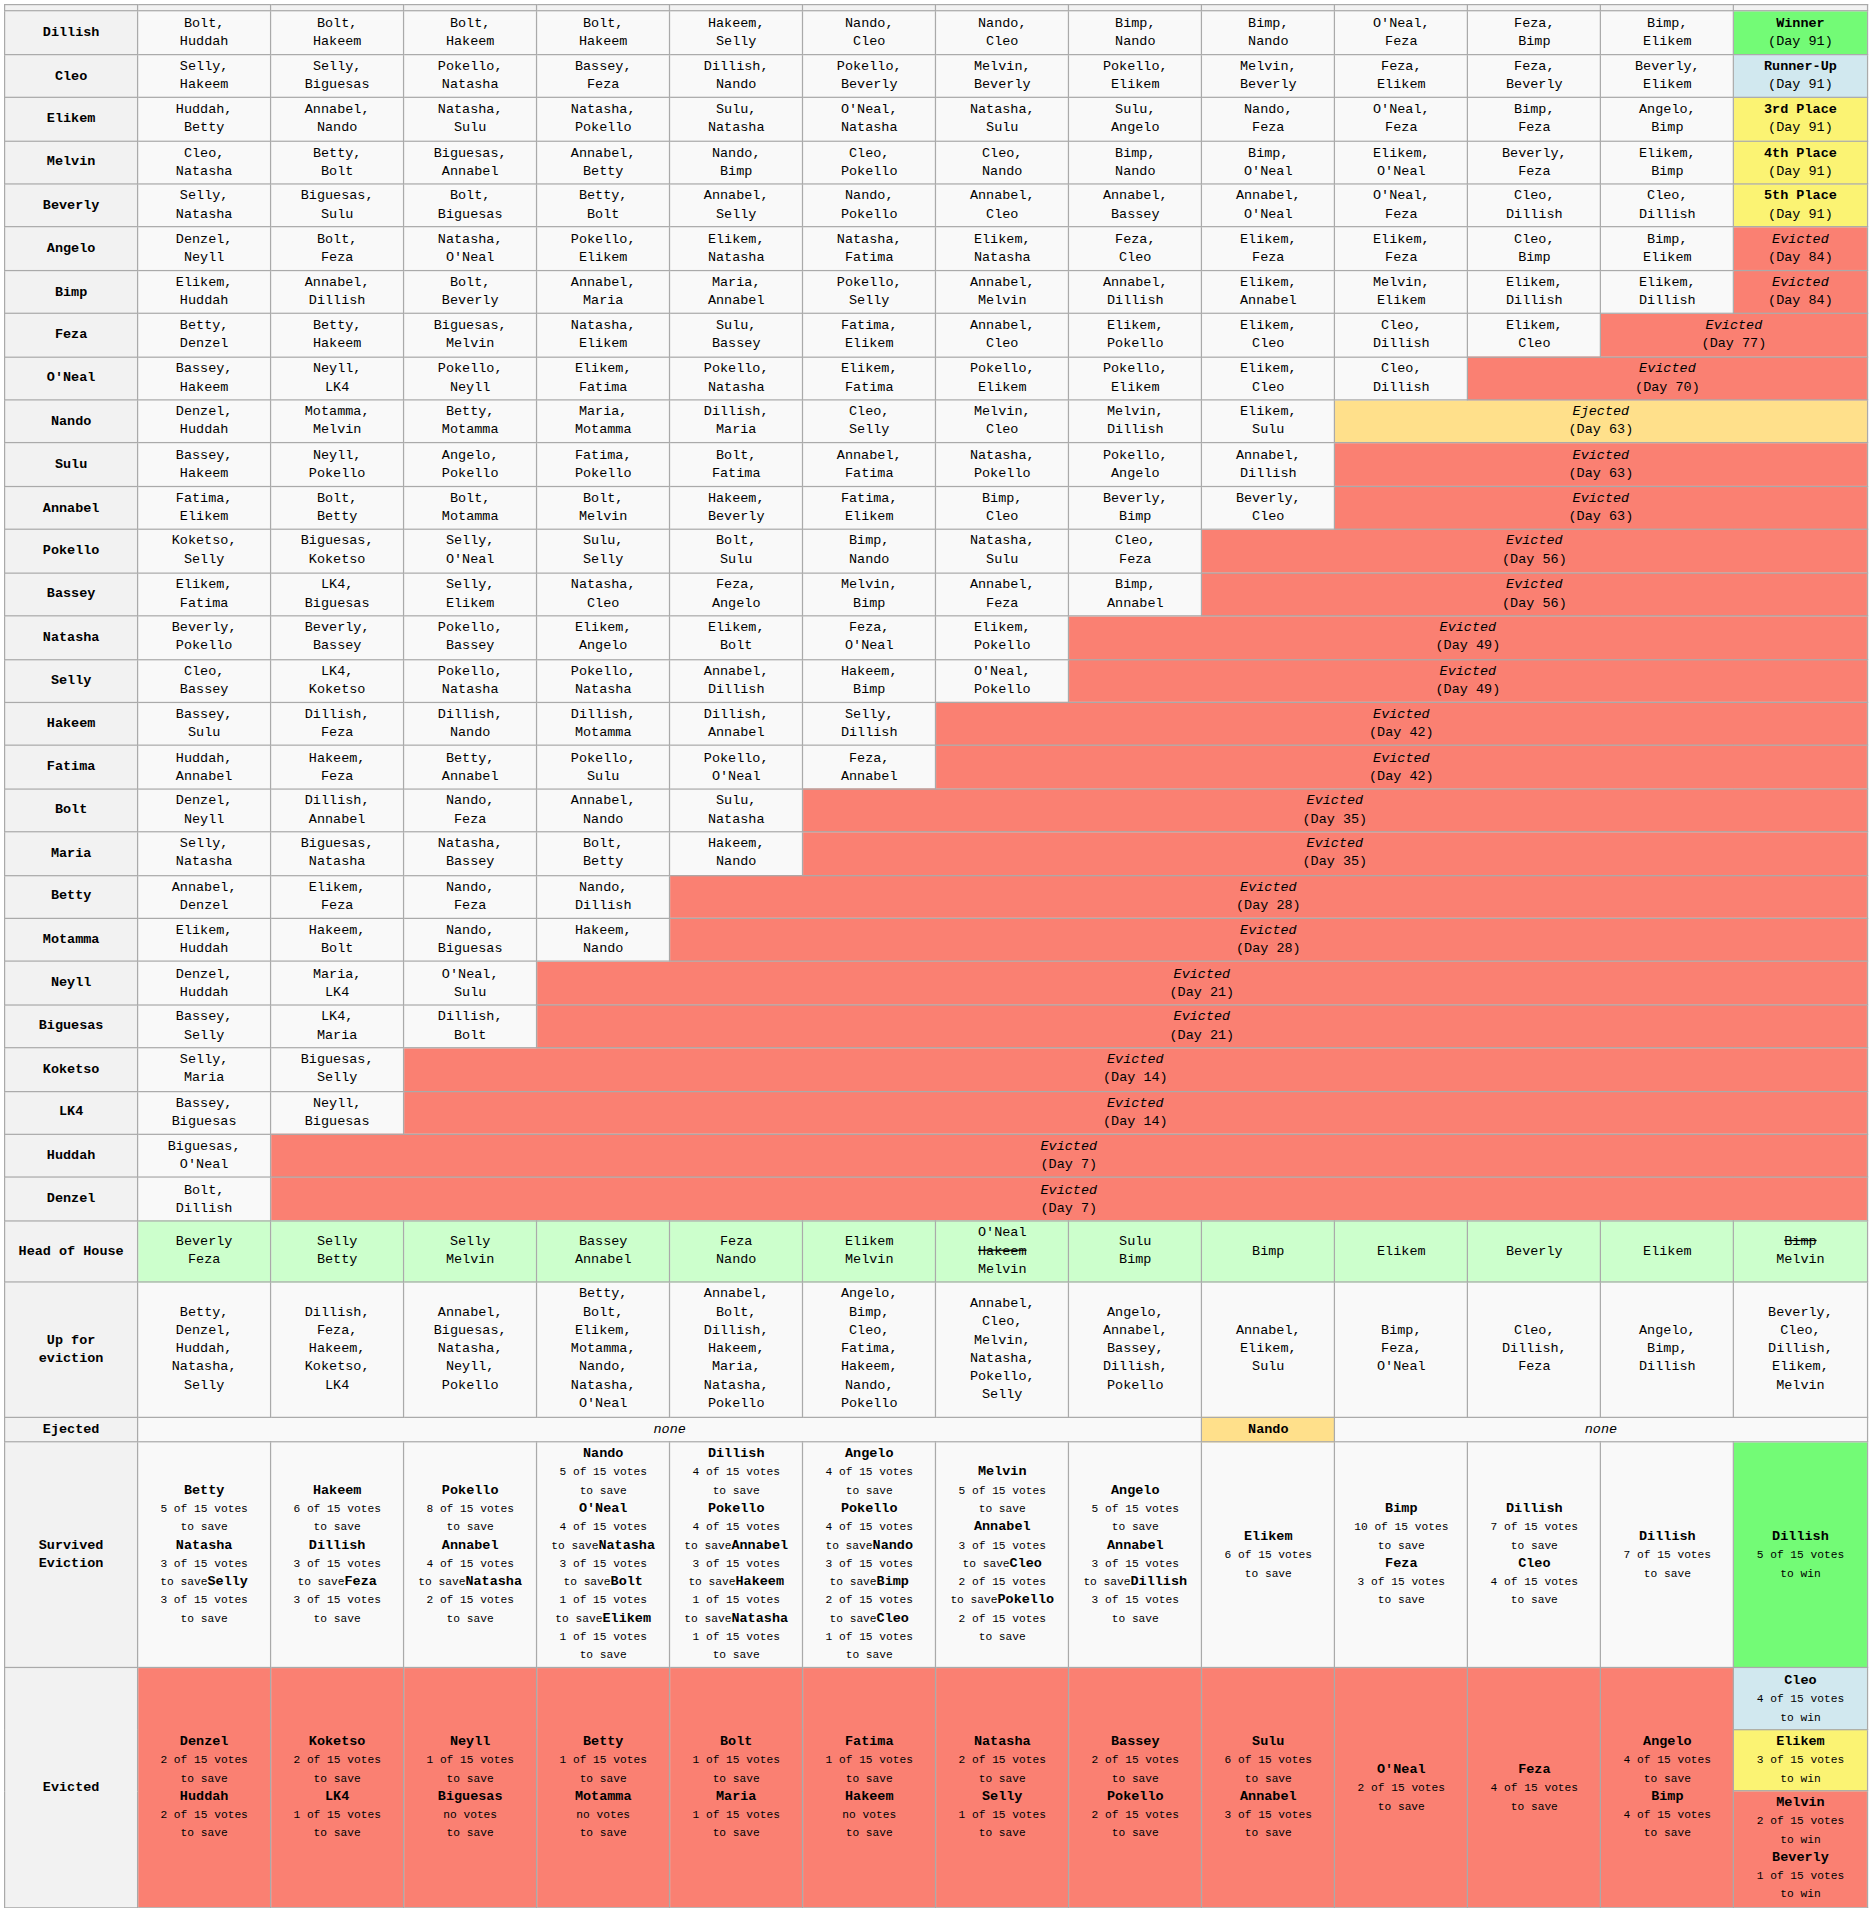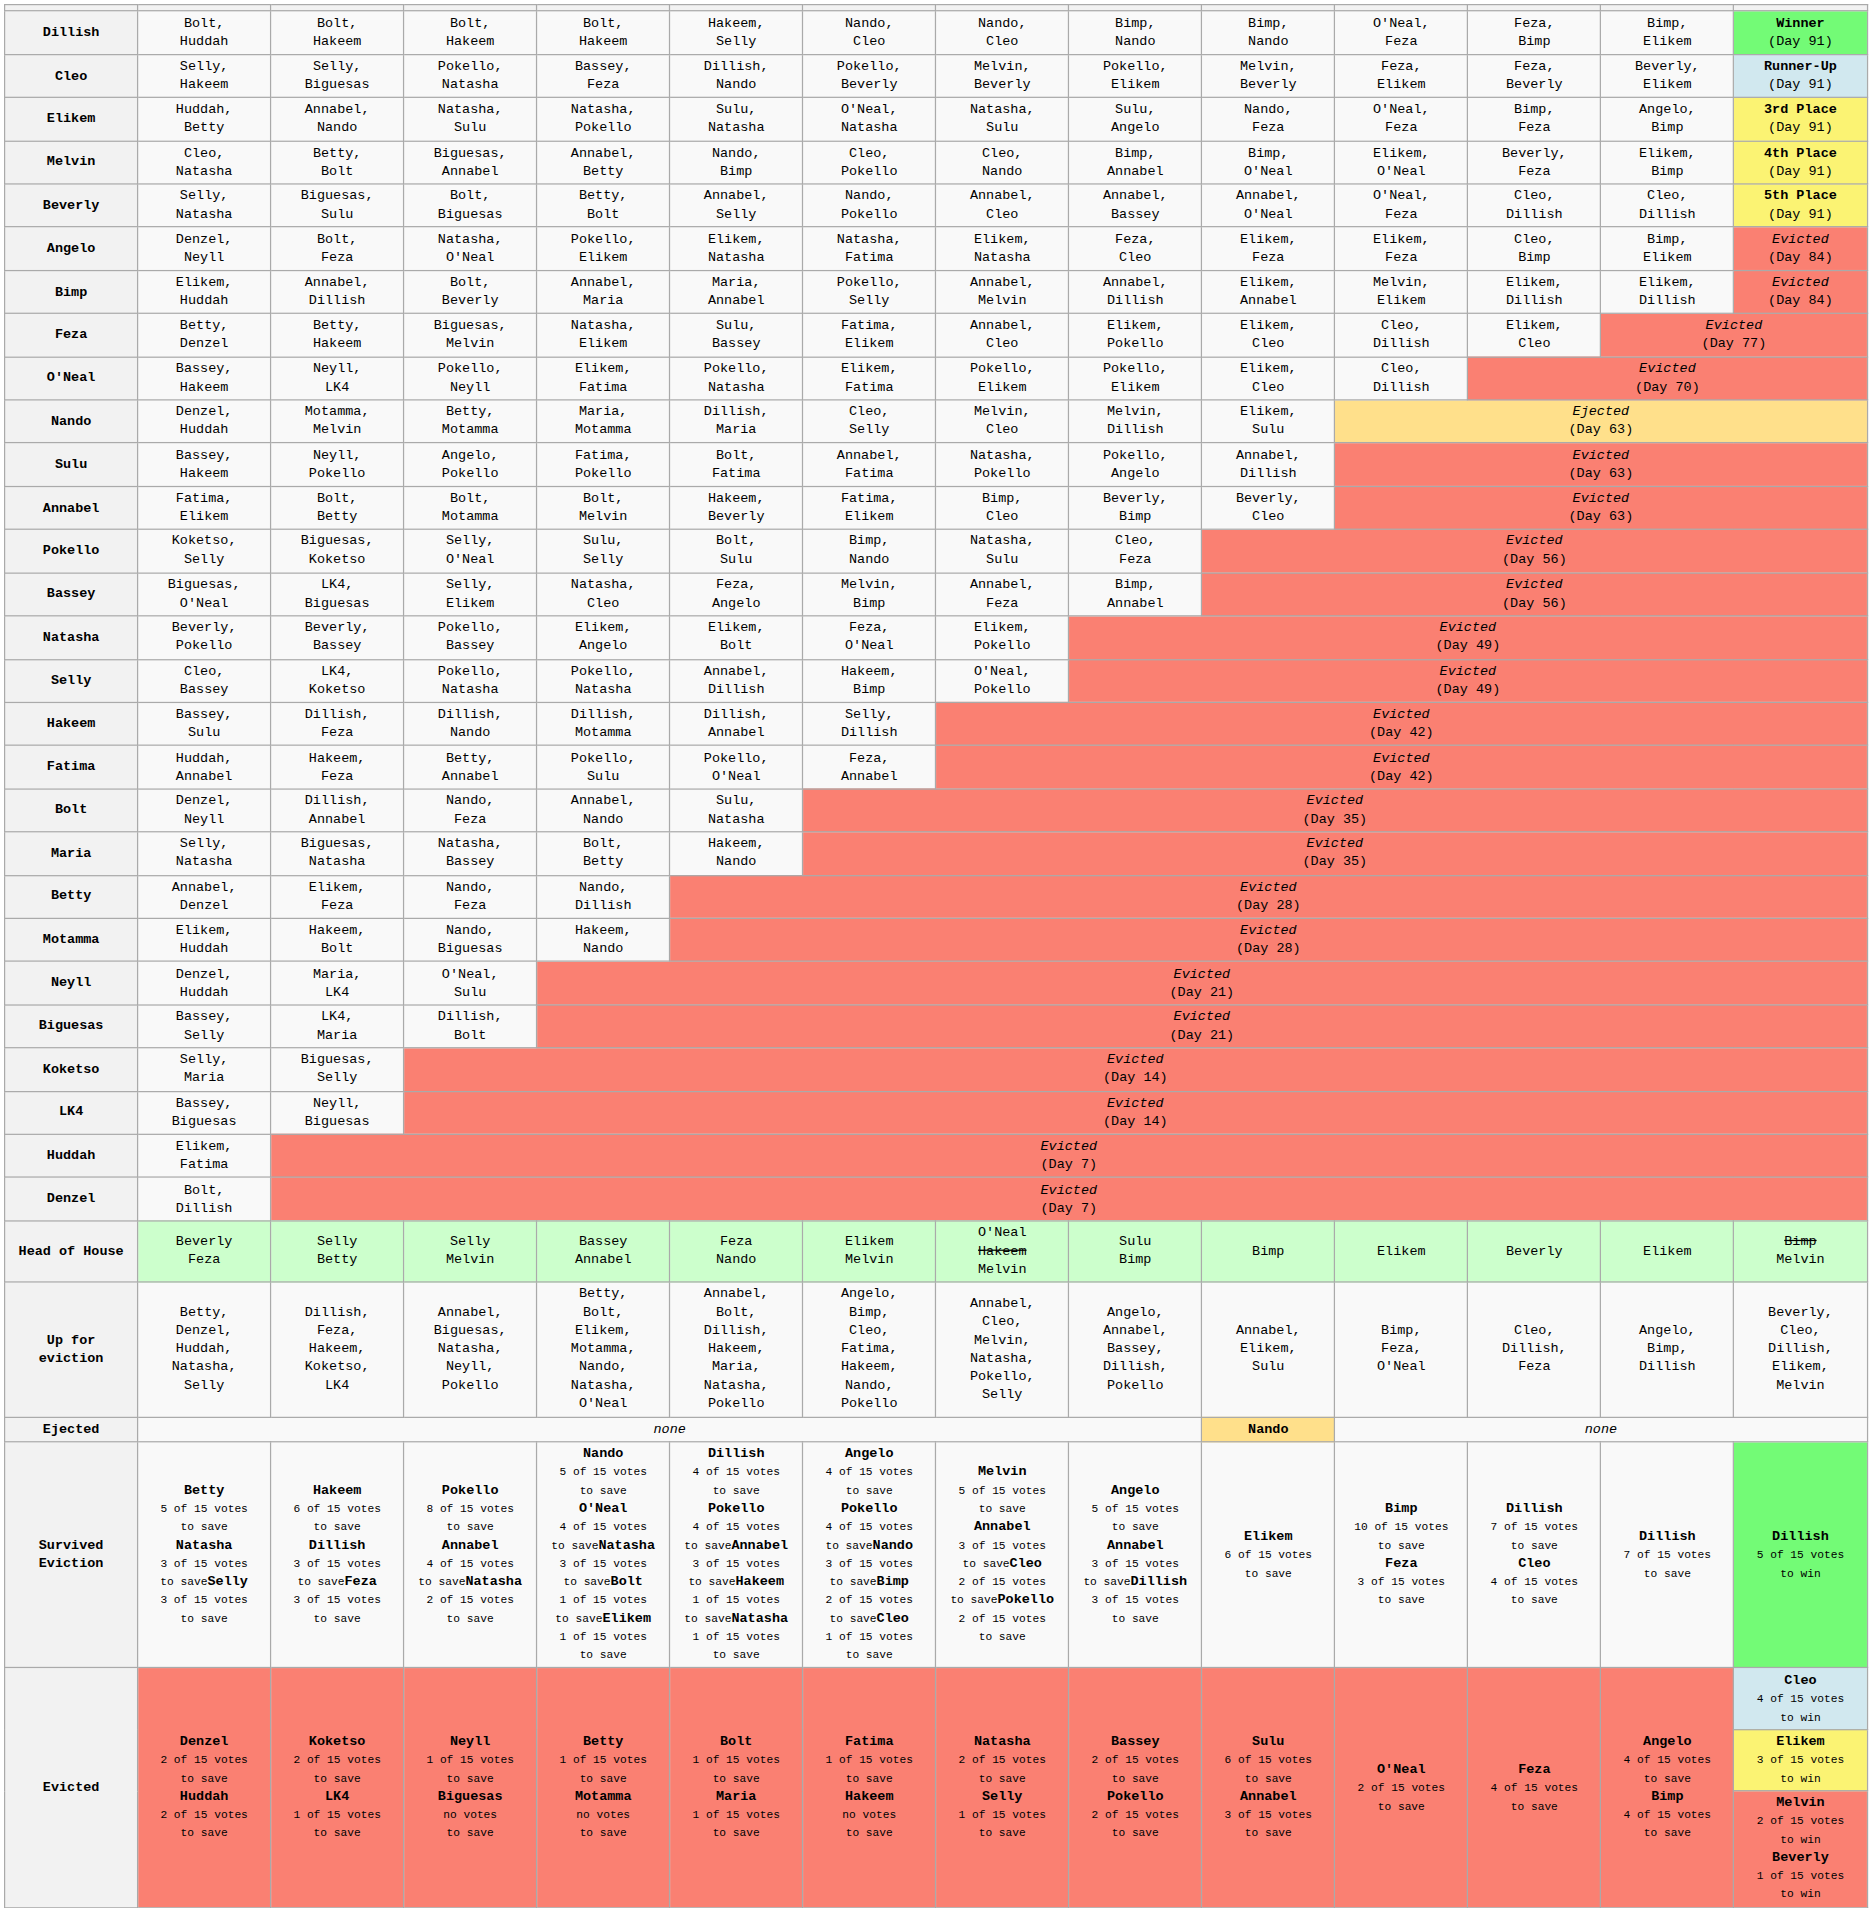(1135, 162) Bimp, Nando -> (1135, 162) Bimp, Annabel
(204, 594) Elikem, Fatima -> (204, 594) Biguesas, O'Neal
(204, 1155) Biguesas, O'Neal -> (204, 1155) Elikem, Fatima
